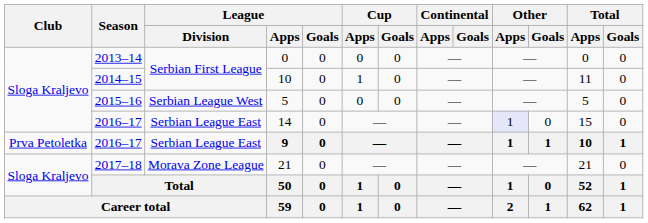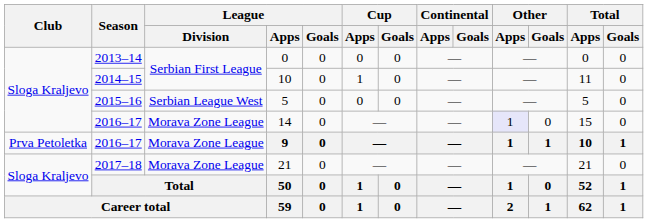(206, 121) Serbian League East -> (206, 121) Morava Zone League
(206, 143) Serbian League East -> (206, 143) Morava Zone League
